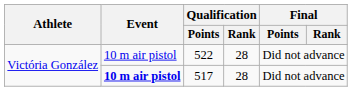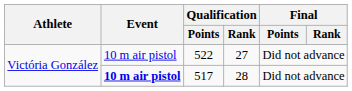(242, 55) 28 -> (242, 55) 27
